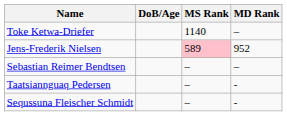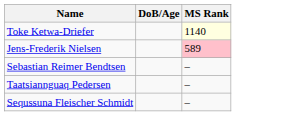- column: (257, 13)
(195, 31) no background -> (195, 31) lightyellow background
